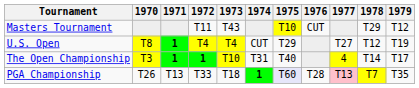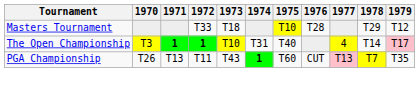(203, 28) T11 -> (203, 28) T33
(231, 28) T43 -> (231, 28) T18
(316, 28) CUT -> (316, 28) T28
- row: (33, 44)
(400, 60) no background -> (400, 44) pink background
(203, 76) T33 -> (203, 60) T11
(231, 76) T18 -> (231, 60) T43
(287, 76) lavender background -> (287, 60) no background
(316, 76) T28 -> (316, 60) CUT
